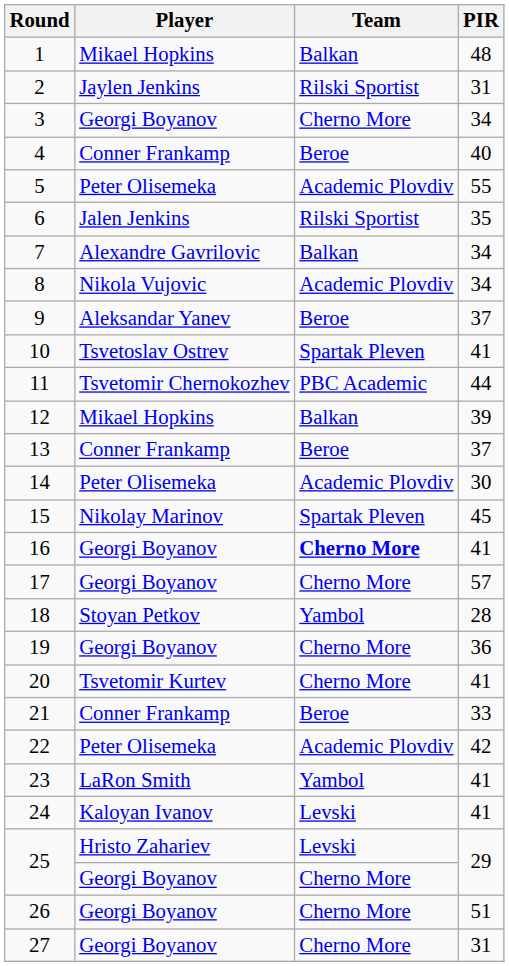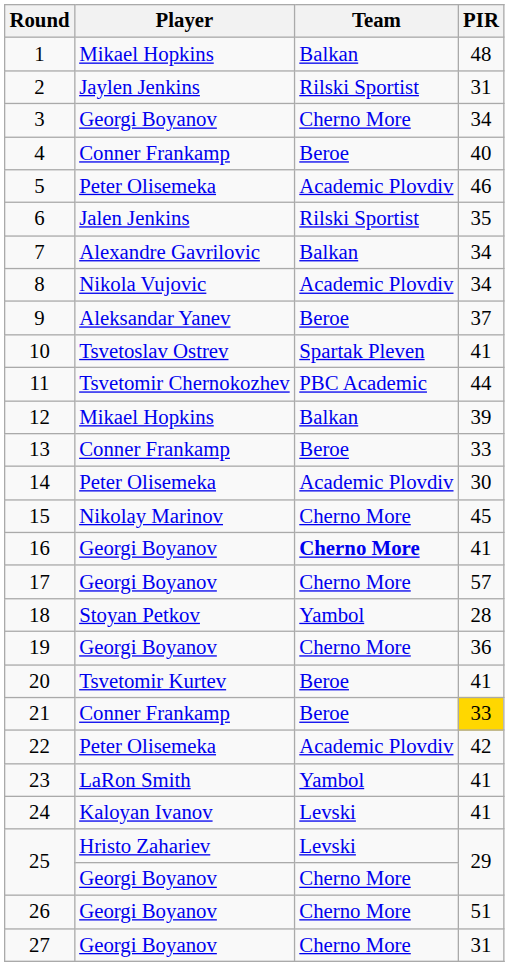(481, 185) 55 -> (481, 185) 46
(481, 449) 37 -> (481, 449) 33
(362, 515) Spartak Pleven -> (355, 515) Cherno More
(355, 680) Cherno More -> (324, 680) Beroe
(481, 713) no background -> (481, 713) gold background
